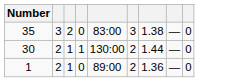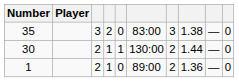+ column: (72, 13)
